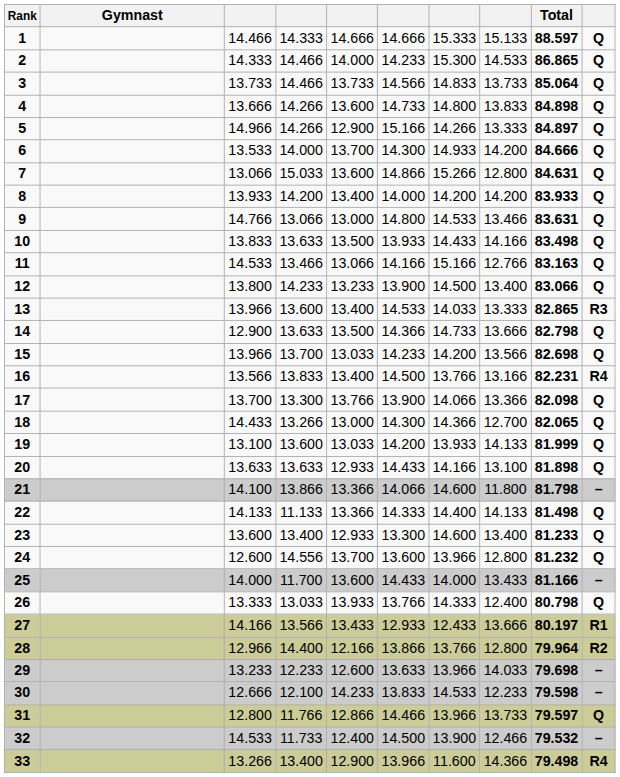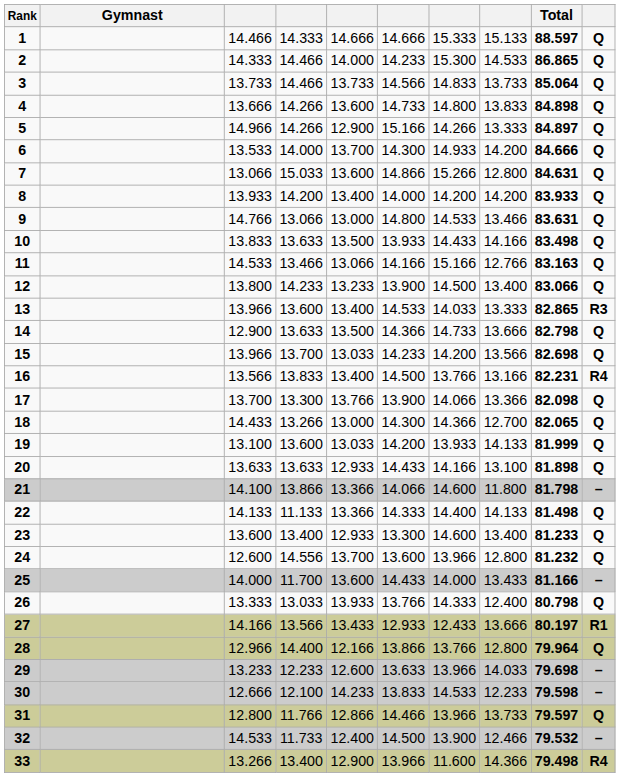(599, 648) R2 -> (599, 648) Q
